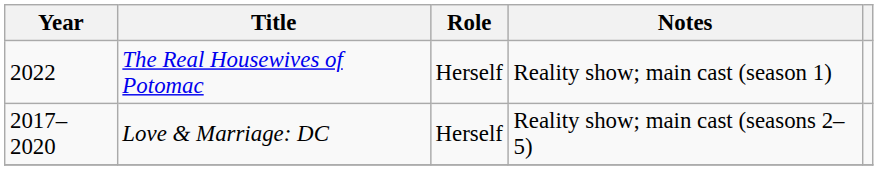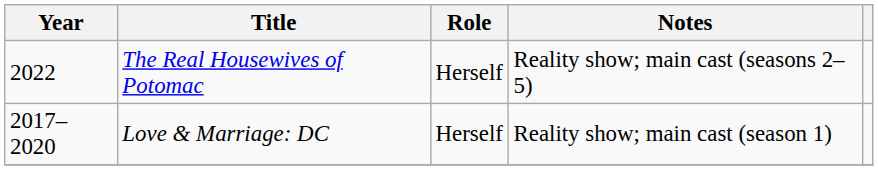(673, 71) Reality show; main cast (season 1) -> (679, 71) Reality show; main cast (seasons 2–5)
(679, 133) Reality show; main cast (seasons 2–5) -> (673, 133) Reality show; main cast (season 1)
